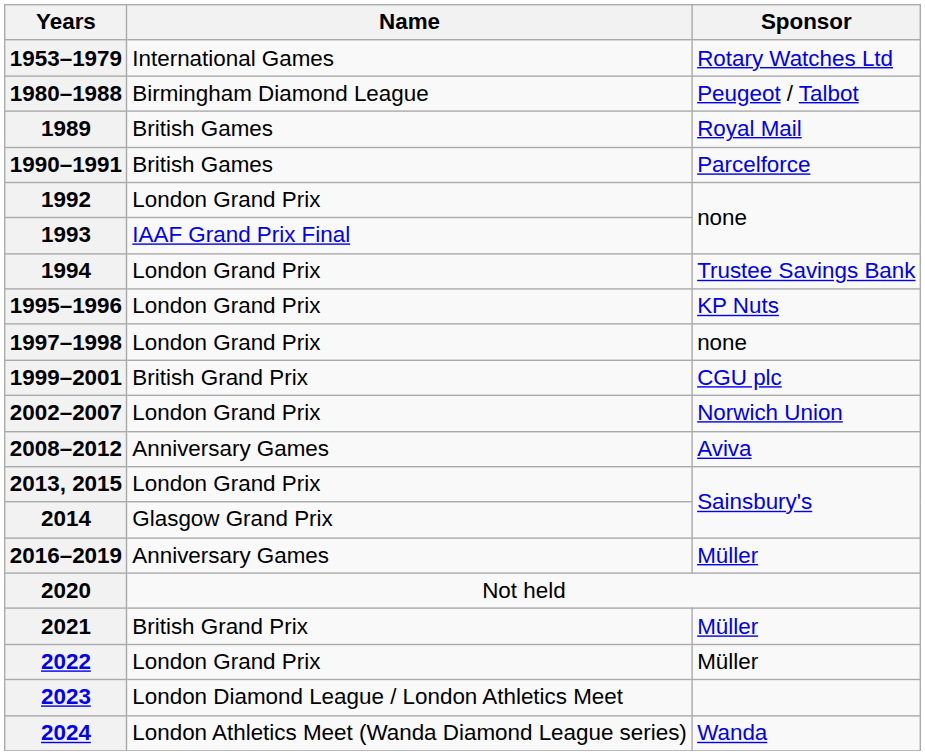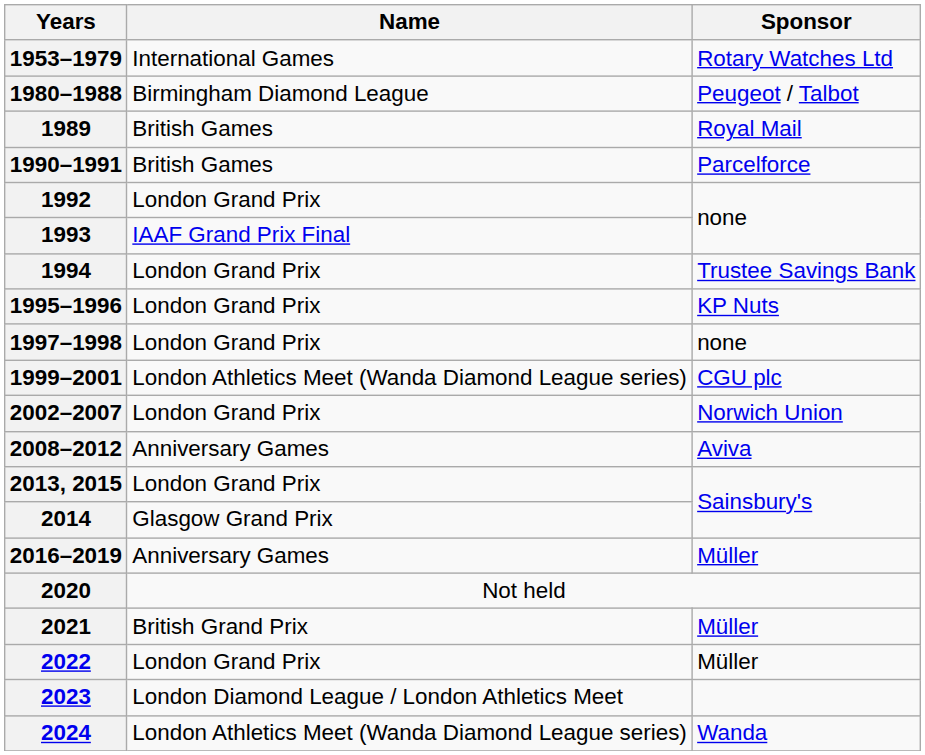(220, 377) British Grand Prix -> (410, 377) London Athletics Meet (Wanda Diamond League series)
